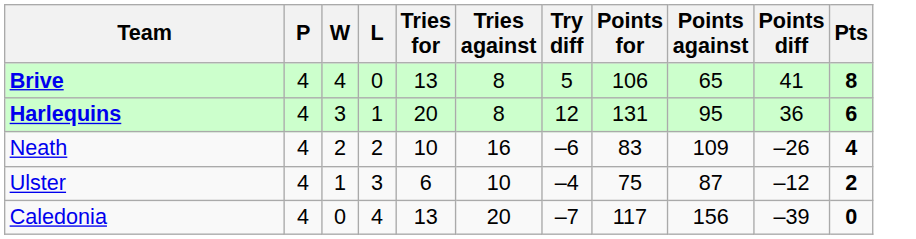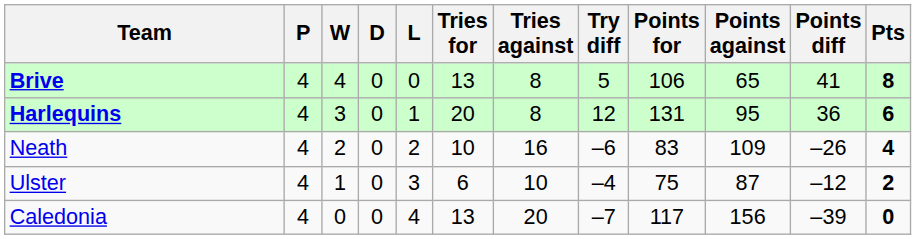+ column: (377, 33)
